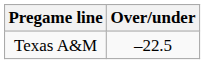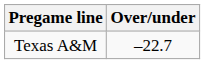(153, 44) –22.5 -> (153, 44) –22.7
